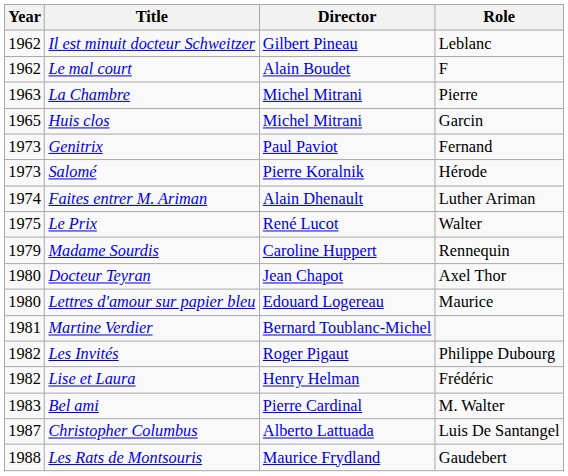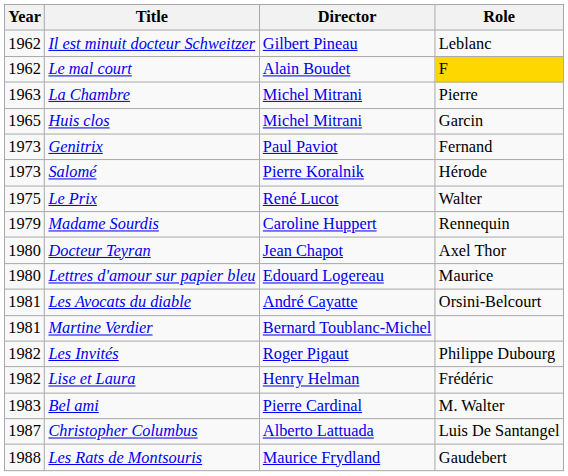(443, 69) no background -> (443, 69) gold background
- row: (128, 198)
+ row: (120, 302)
